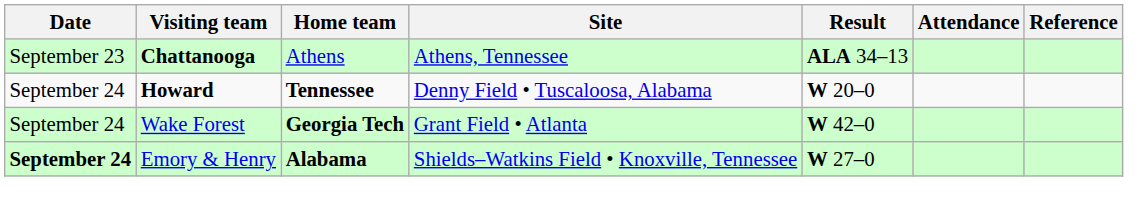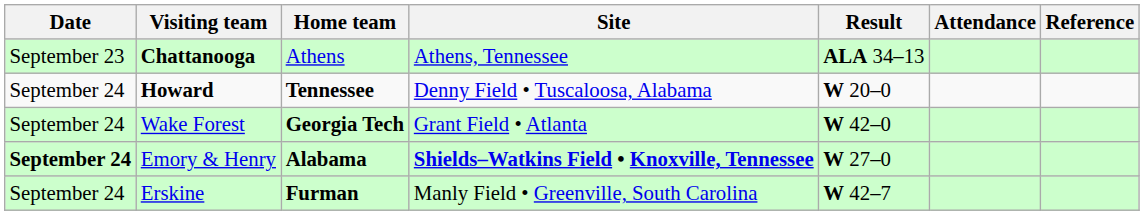(606, 159) normal -> (614, 159) bold
+ row: (173, 193)
